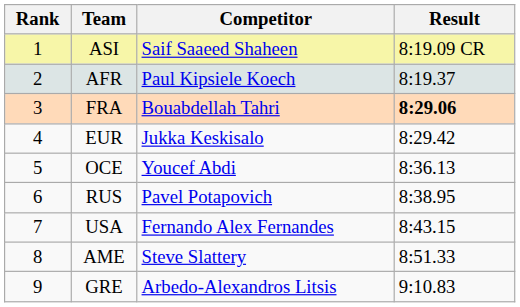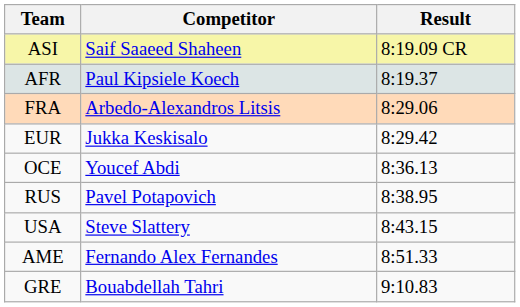- column: (38, 19)
(211, 108) Bouabdellah Tahri -> (183, 108) Arbedo-Alexandros Litsis
(428, 108) bold -> (409, 108) normal
(238, 227) Fernando Alex Fernandes -> (138, 227) Steve Slattery
(194, 256) Steve Slattery -> (182, 256) Fernando Alex Fernandes
(239, 286) Arbedo-Alexandros Litsis -> (154, 286) Bouabdellah Tahri
